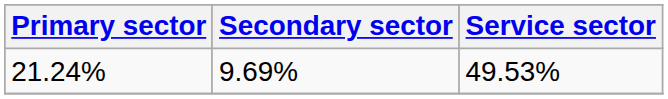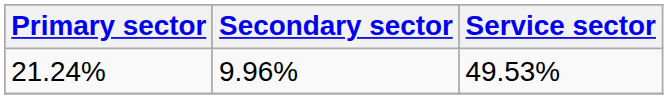(259, 70) 9.69% -> (259, 70) 9.96%
